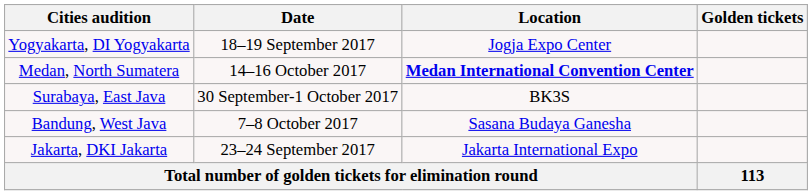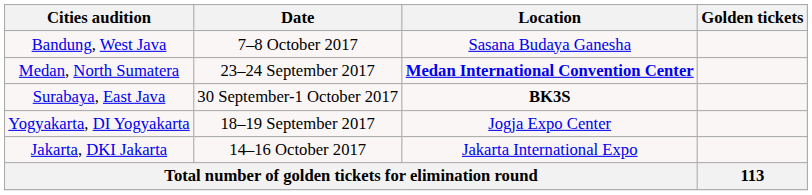rows swapped: (99, 44) <-> (99, 123)
(298, 70) 14–16 October 2017 -> (298, 70) 23–24 September 2017
(550, 96) normal -> (550, 96) bold
(298, 149) 23–24 September 2017 -> (298, 149) 14–16 October 2017
